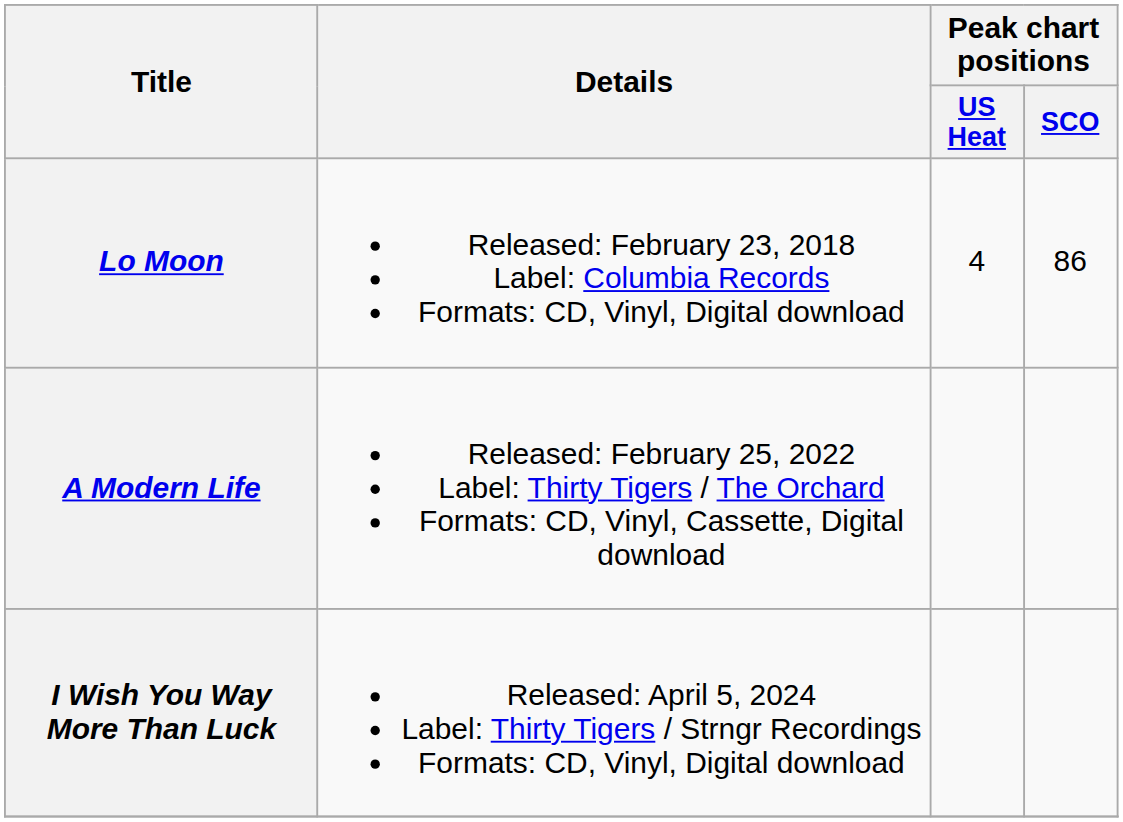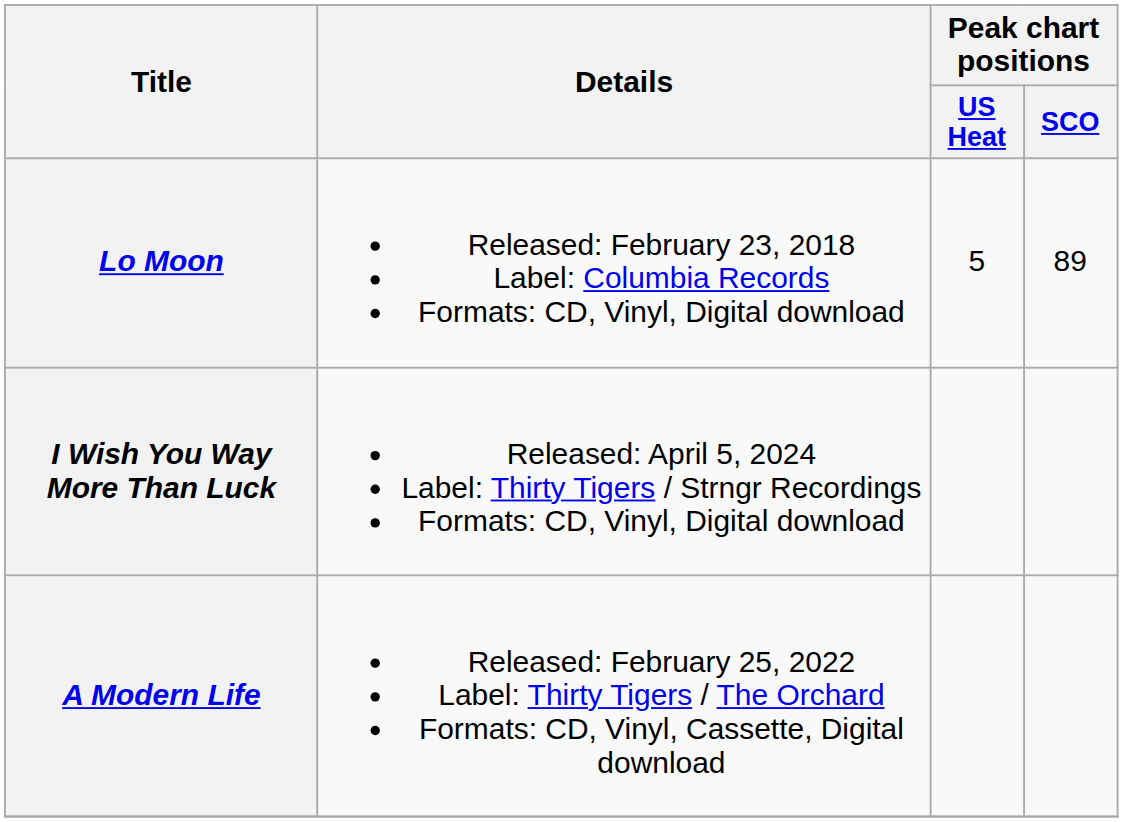(977, 262) 4 -> (977, 262) 5
(1070, 262) 86 -> (1070, 262) 89
rows swapped: (161, 487) <-> (161, 712)
